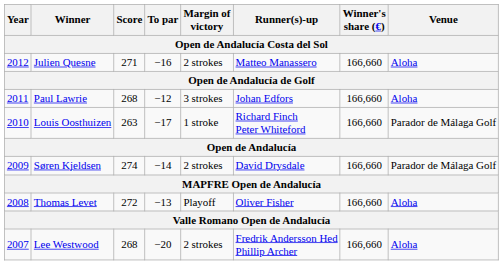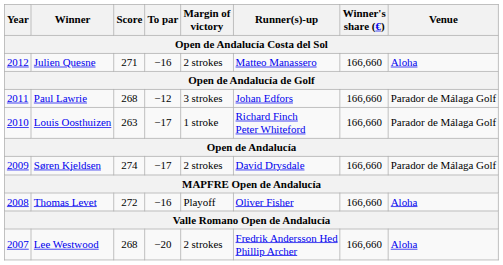(404, 98) Aloha -> (443, 98) Parador de Málaga Golf
(163, 165) −14 -> (163, 165) −17
(163, 202) −13 -> (163, 202) −16
